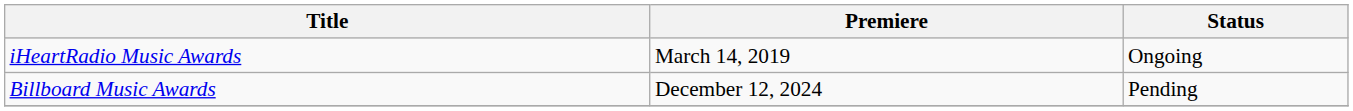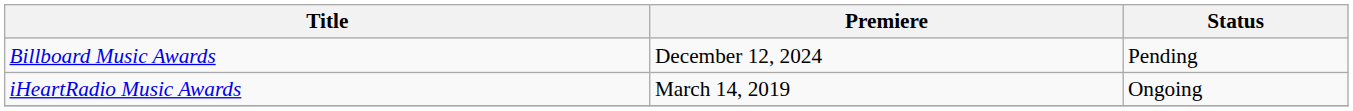rows swapped: (125, 55) <-> (113, 88)
